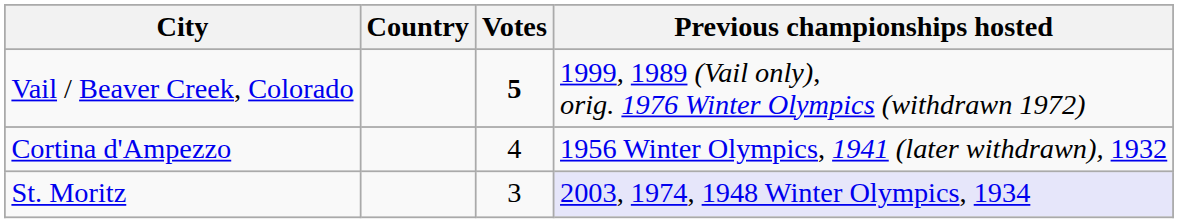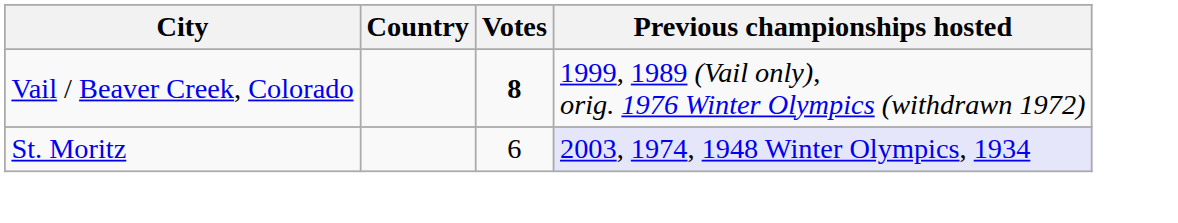(514, 87) 5 -> (514, 87) 8
- row: (121, 148)
(514, 193) 3 -> (514, 148) 6
